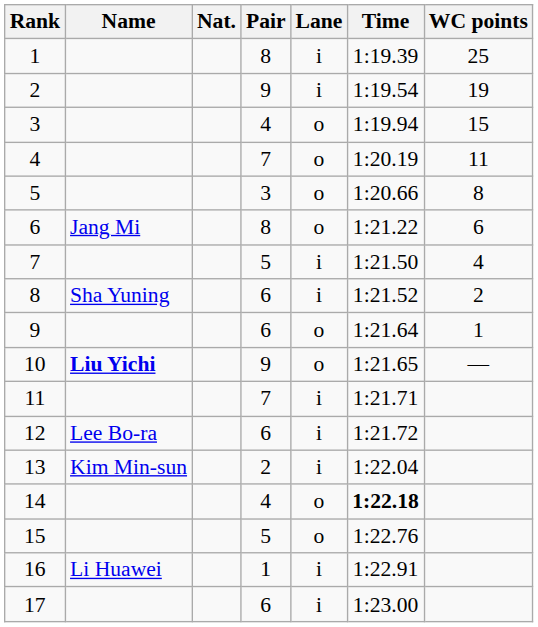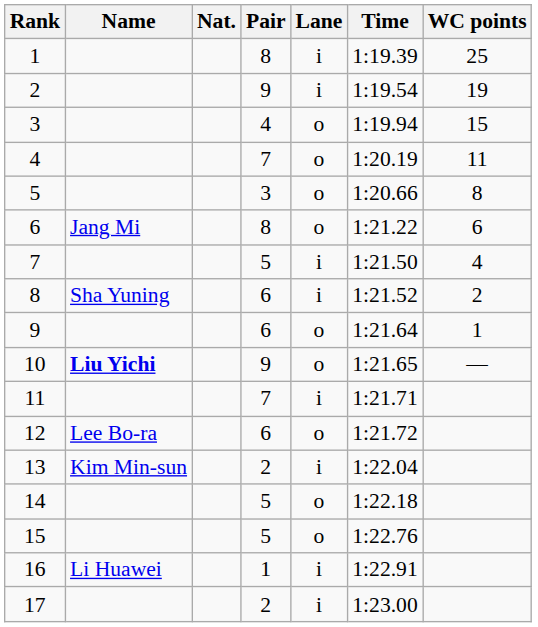(319, 432) i -> (319, 432) o
(266, 501) 4 -> (266, 501) 5
(386, 501) bold -> (385, 501) normal
(266, 603) 6 -> (266, 603) 2
